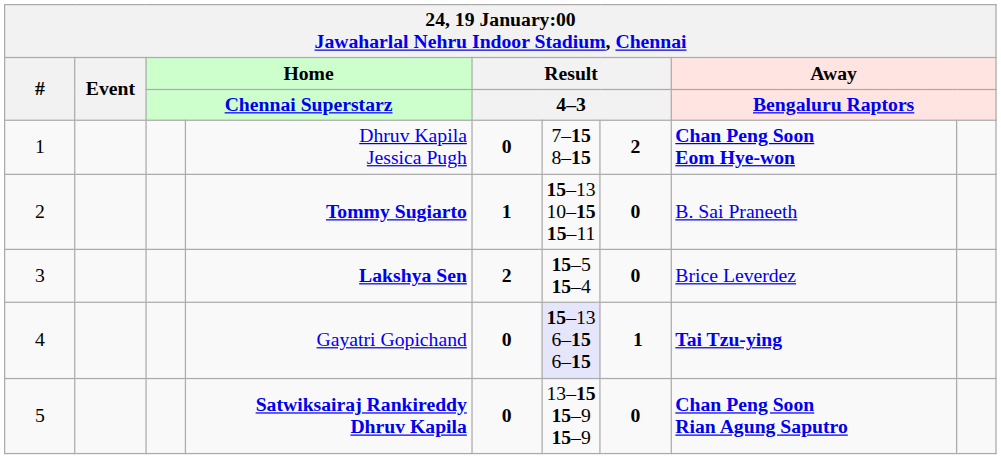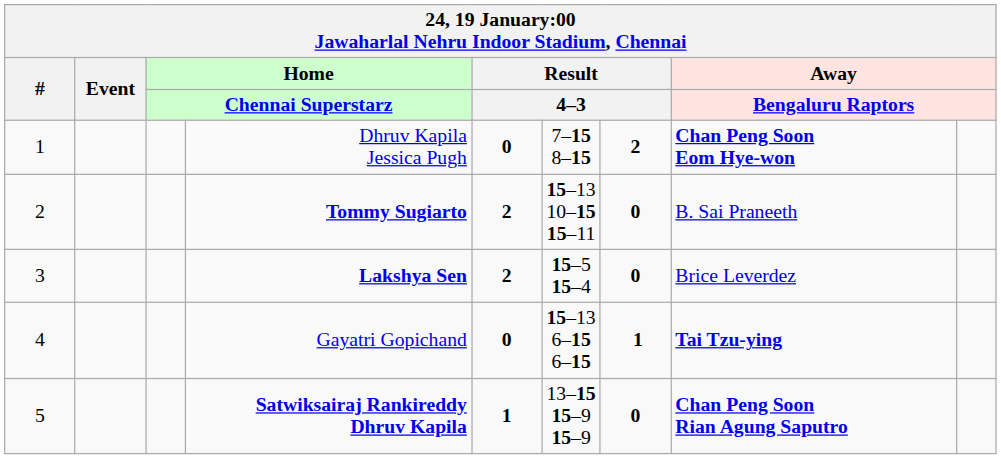(507, 211) 1 -> (507, 211) 2
(571, 340) lavender background -> (571, 340) no background
(507, 415) 0 -> (507, 415) 1
